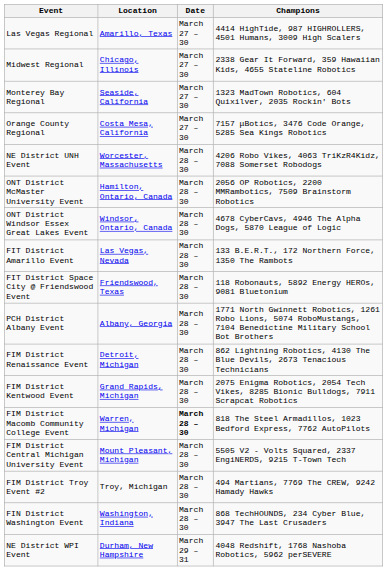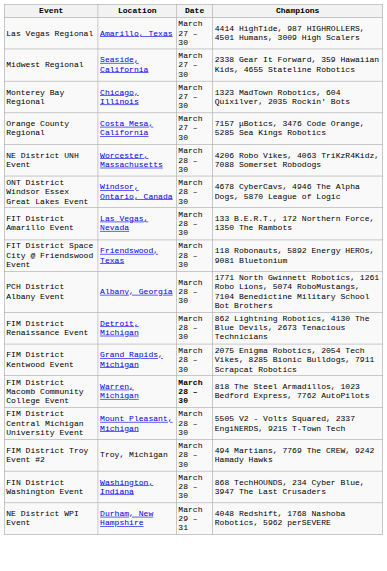(119, 65) Chicago, Illinois -> (124, 65) Seaside, California
(124, 97) Seaside, California -> (119, 97) Chicago, Illinois
- row: (45, 192)
